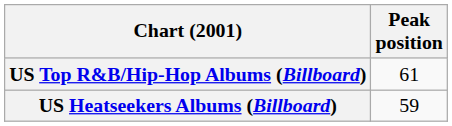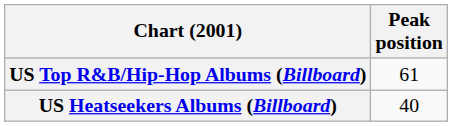(409, 105) 59 -> (409, 105) 40
